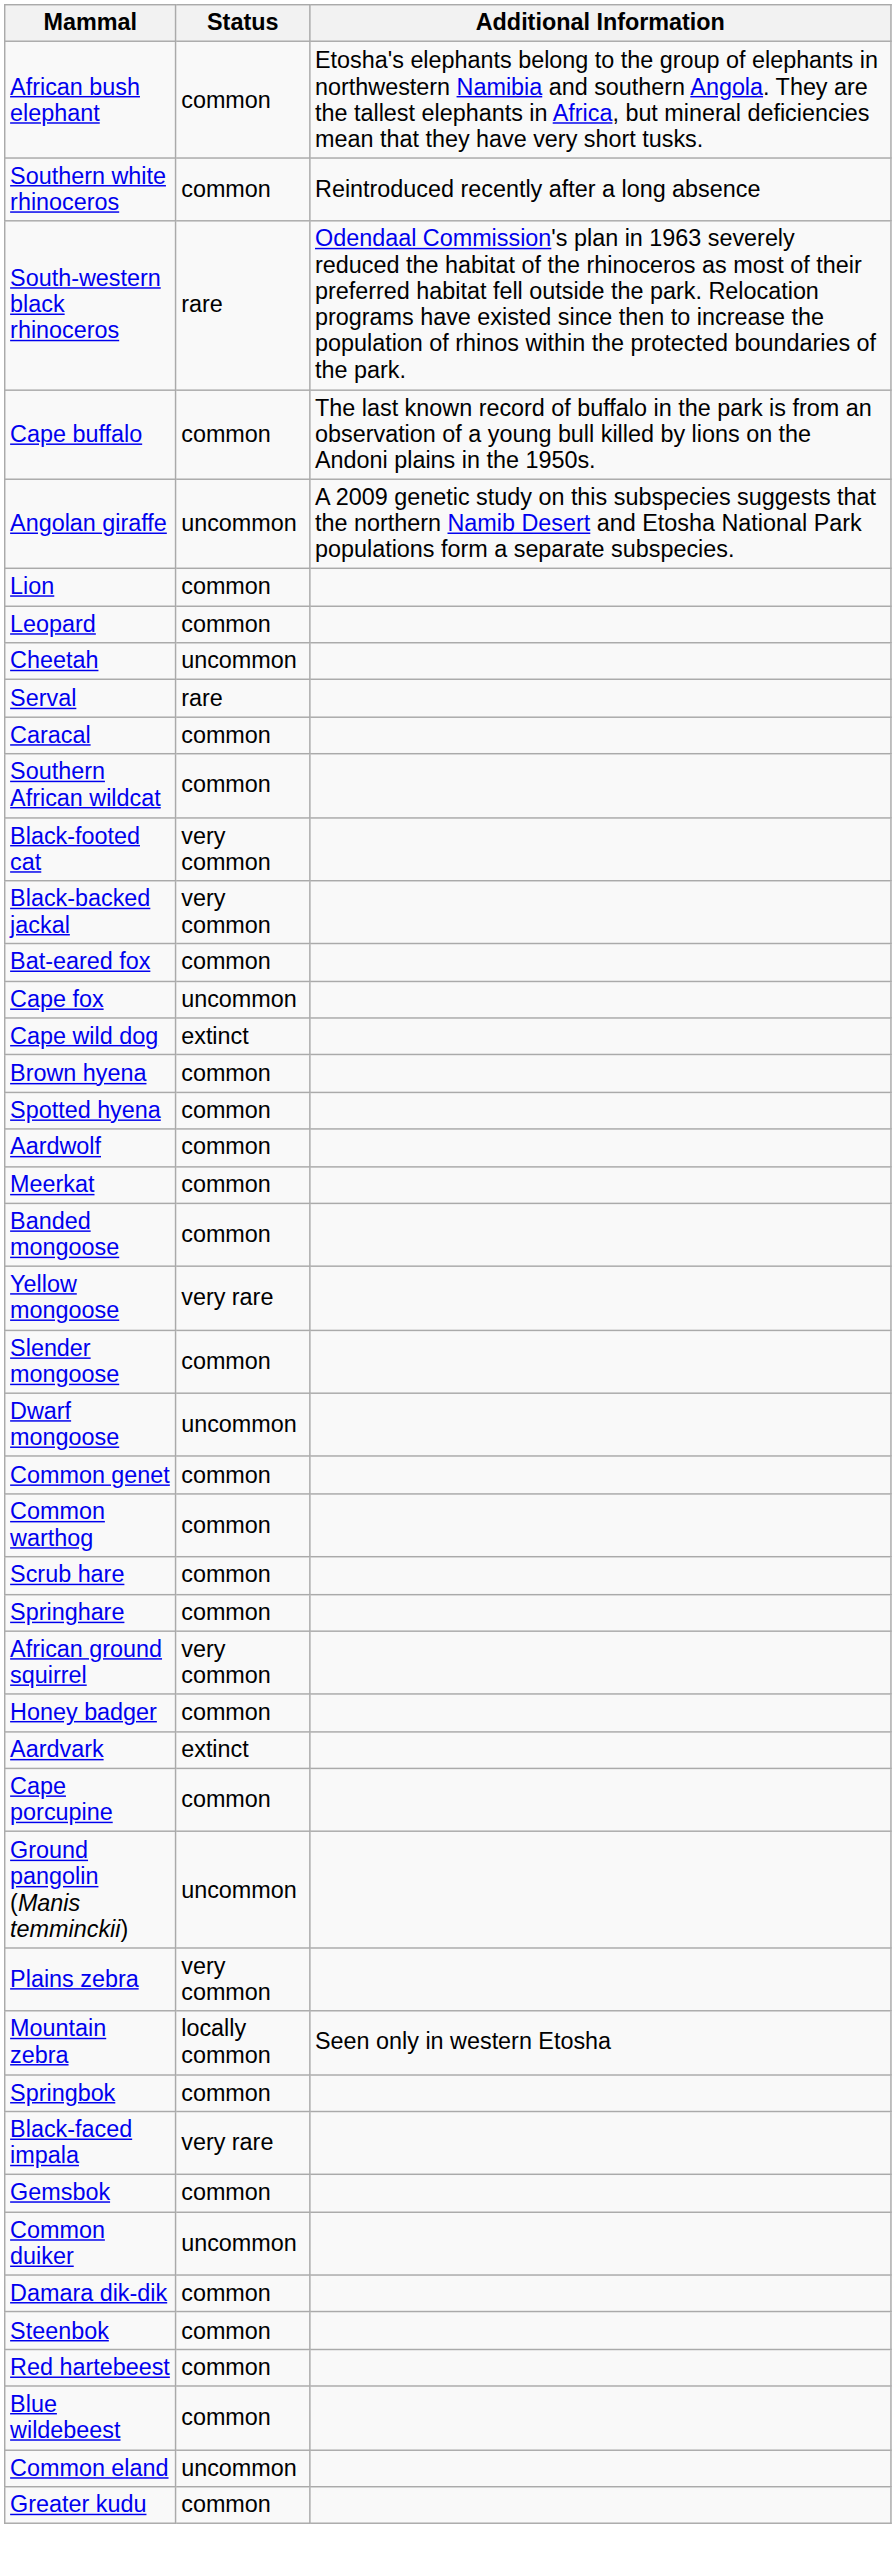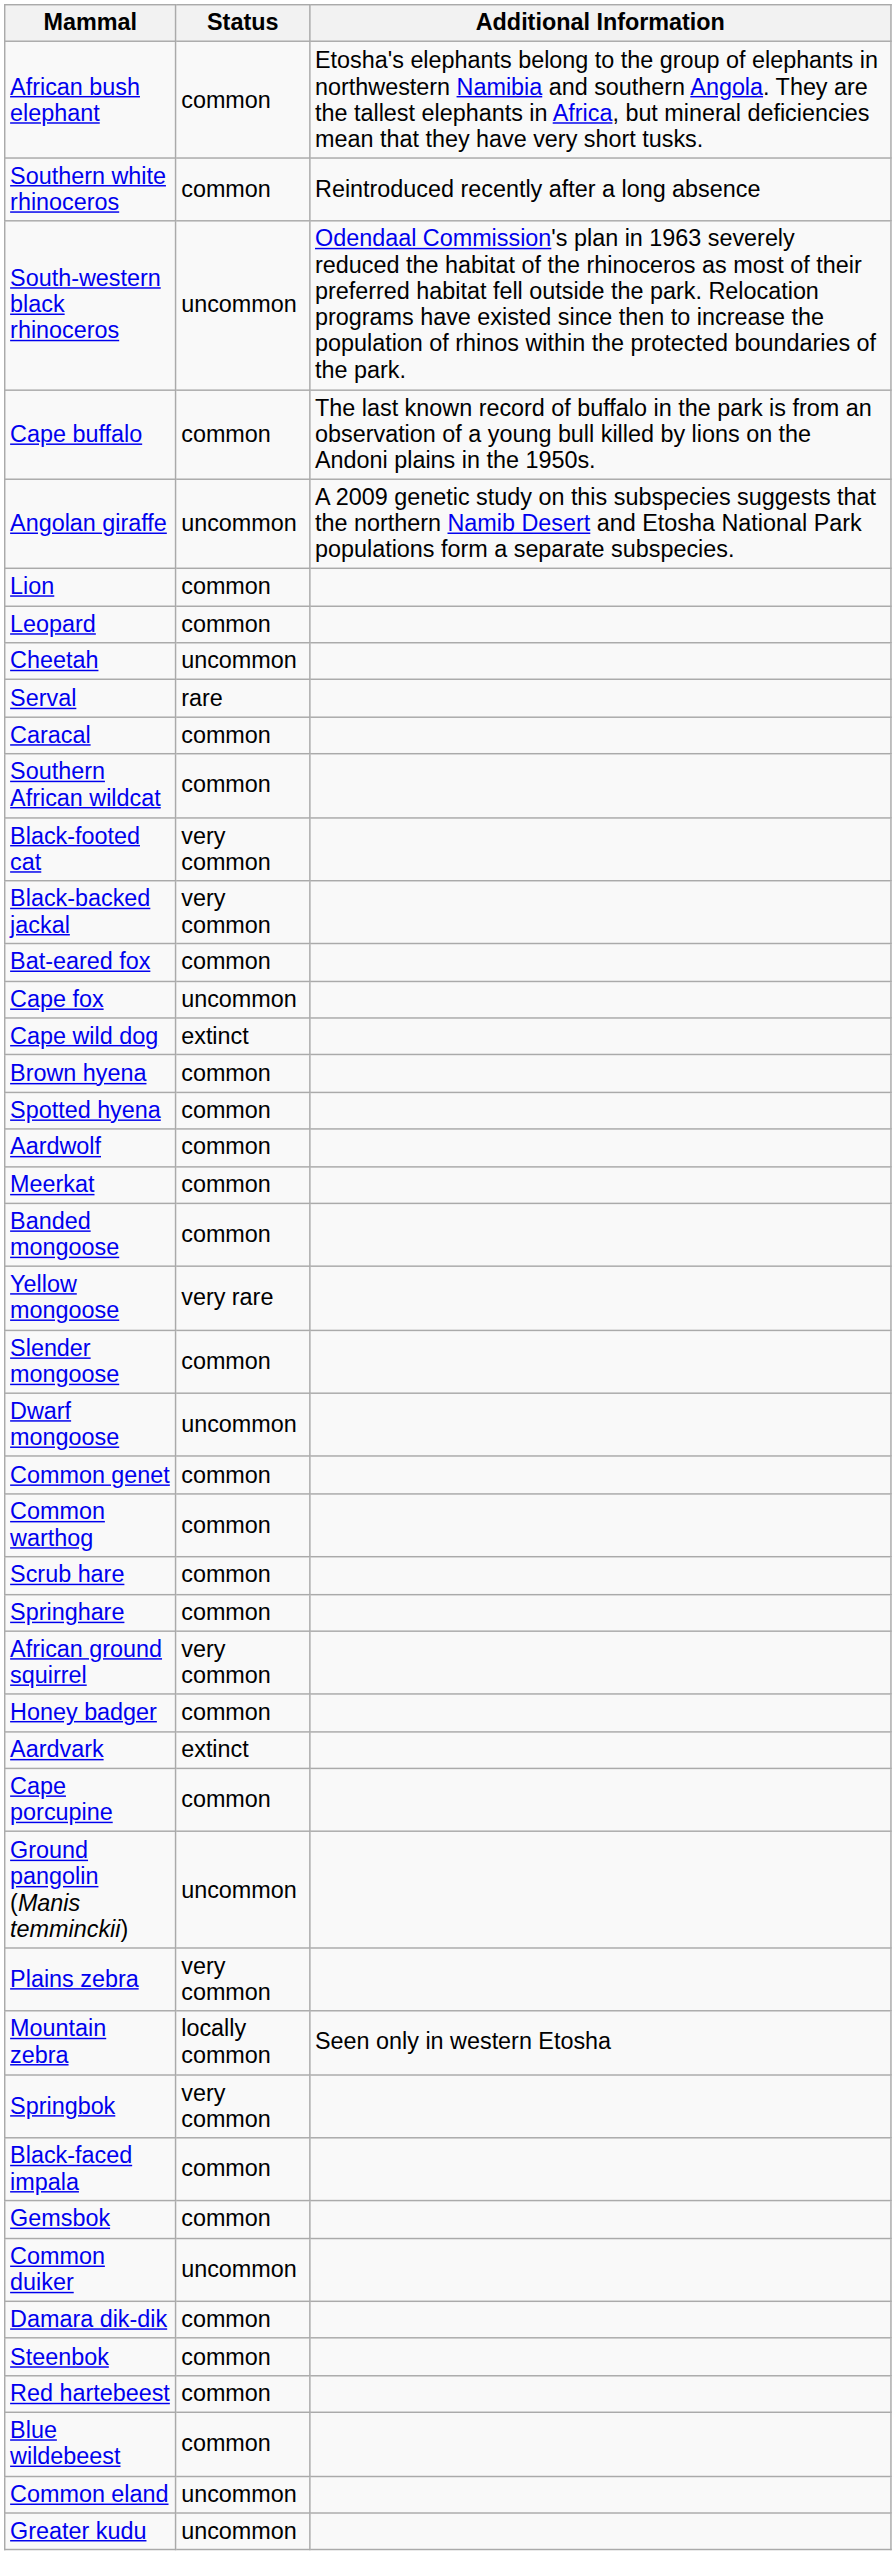(202, 304) rare -> (239, 304) uncommon
(226, 2092) common -> (226, 2105) very common
(227, 2142) very rare -> (226, 2169) common
(226, 2504) common -> (239, 2531) uncommon
